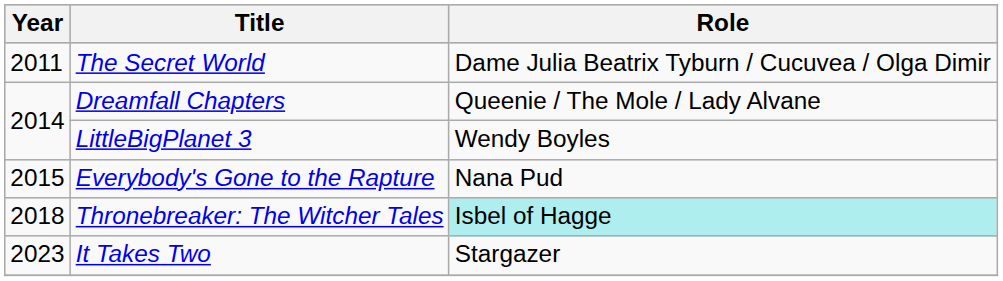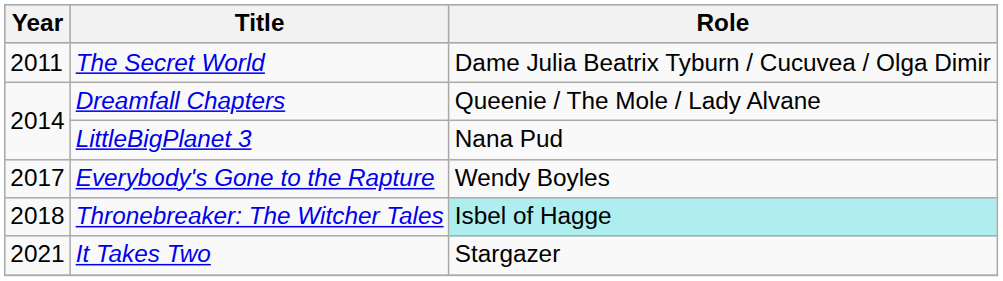(532, 139) Wendy Boyles -> (509, 139) Nana Pud
(37, 178) 2015 -> (37, 178) 2017
(509, 178) Nana Pud -> (532, 178) Wendy Boyles
(37, 255) 2023 -> (37, 255) 2021
